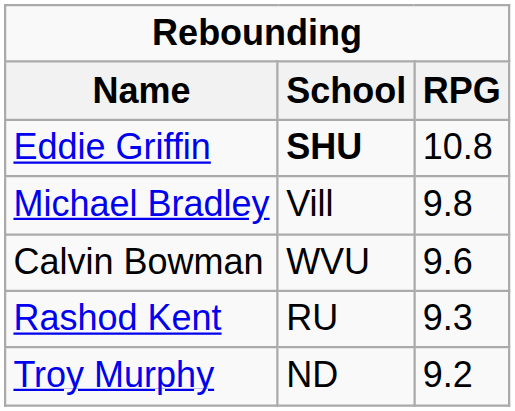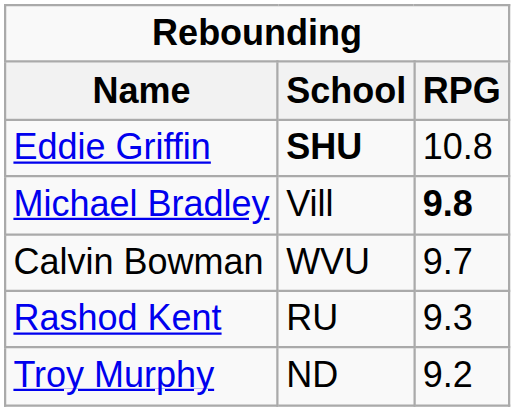(448, 204) normal -> (448, 204) bold
(448, 261) 9.6 -> (448, 261) 9.7
